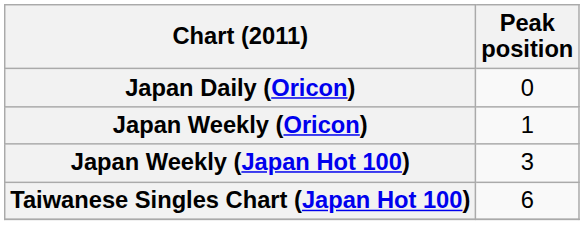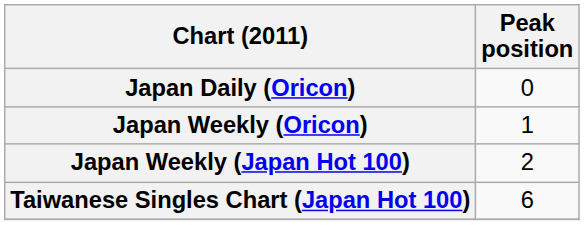(527, 162) 3 -> (527, 162) 2
